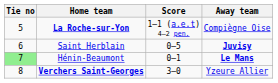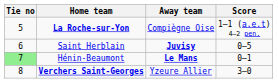columns swapped: (174, 11) <-> (237, 11)
